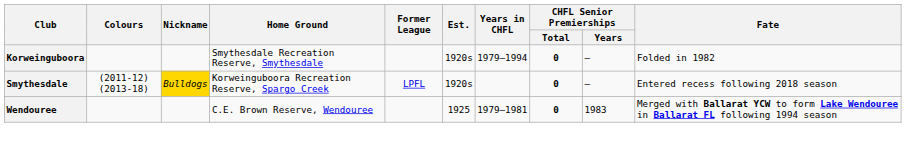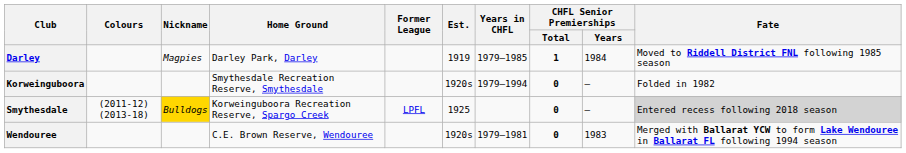+ row: (23, 58)
(459, 84) 1920s -> (459, 109) 1925
(737, 84) no background -> (737, 109) lightgrey background
(459, 109) 1925 -> (459, 135) 1920s
